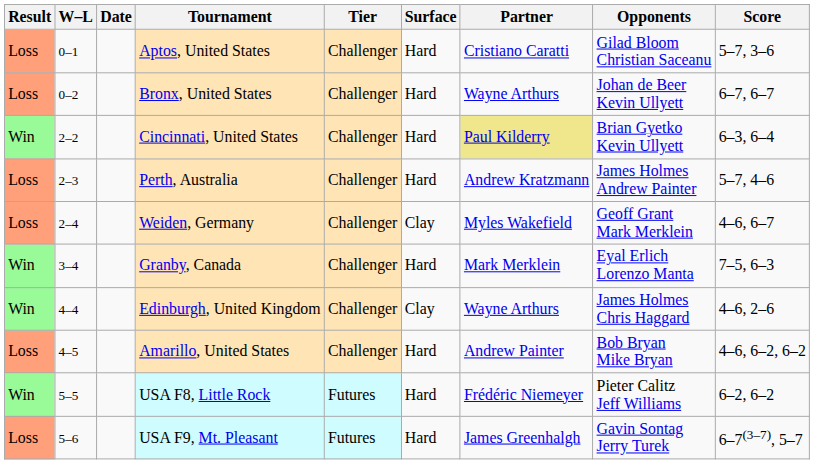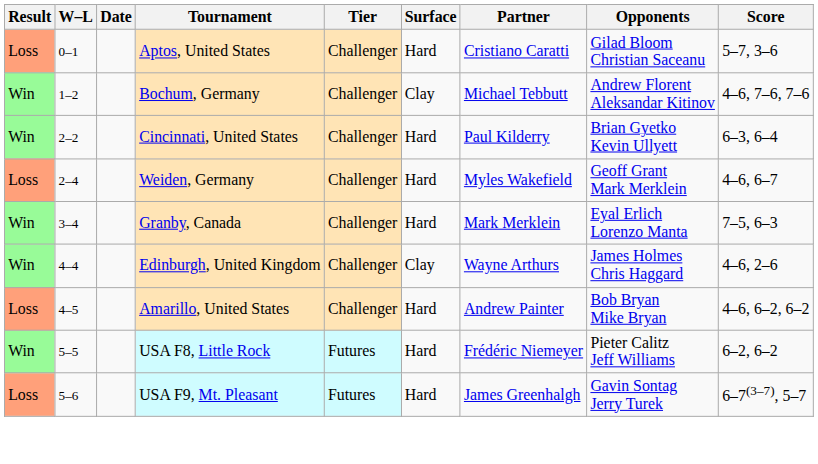- row: (205, 94)
+ row: (199, 94)
(507, 136) khaki background -> (507, 136) no background
- row: (188, 179)
(420, 222) Clay -> (421, 179) Hard
